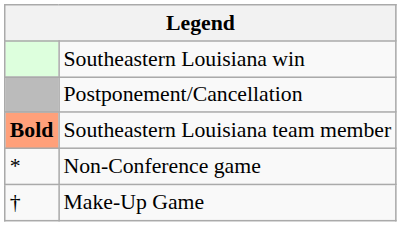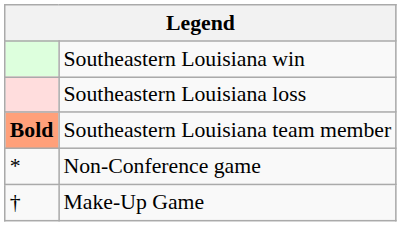+ row: (185, 94)
- row: (183, 94)
